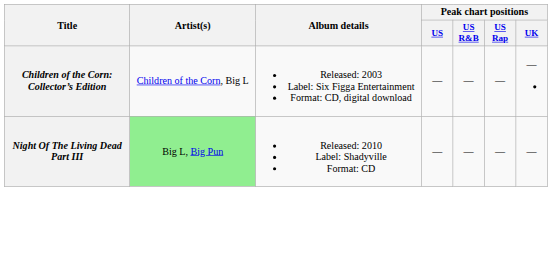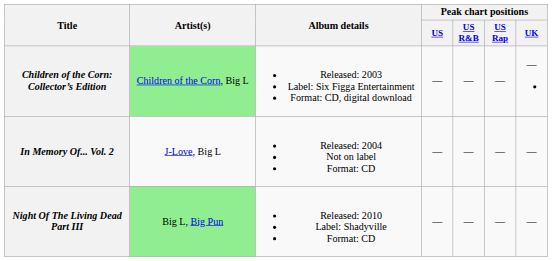(193, 81) no background -> (193, 81) lightgreen background
+ row: (67, 151)
